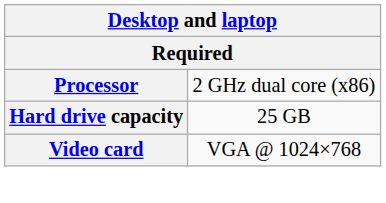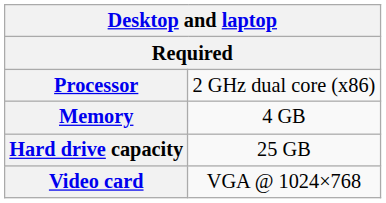+ row: (96, 117)
